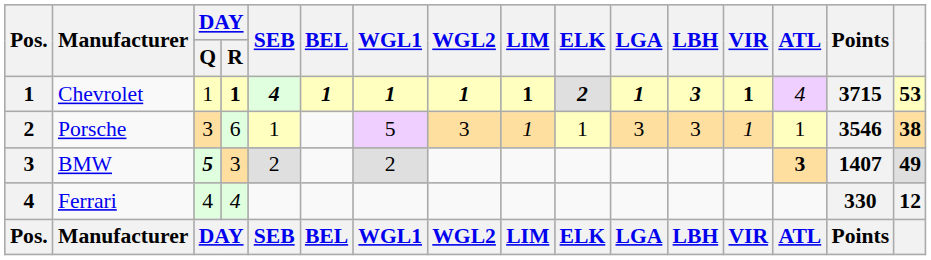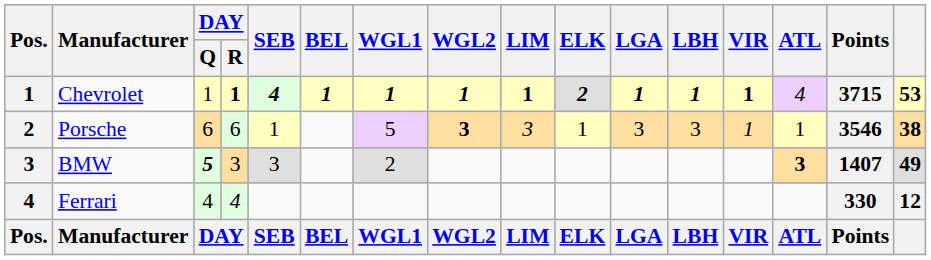(695, 93) 3 -> (695, 93) 1
(208, 128) 3 -> (208, 128) 6
(464, 128) normal -> (464, 128) bold
(528, 128) 1 -> (528, 128) 3
(274, 164) 2 -> (274, 164) 3
